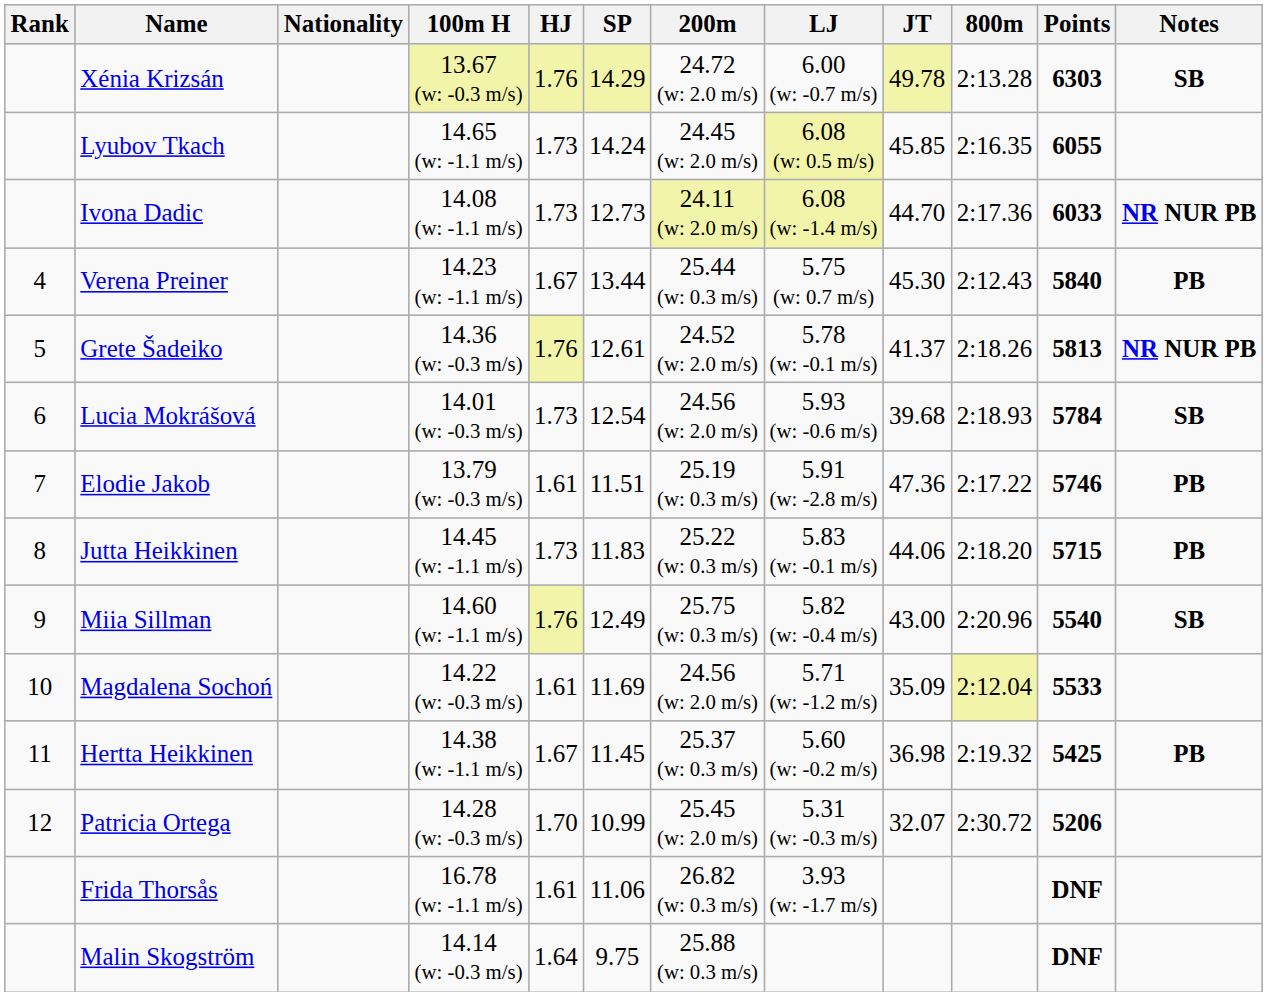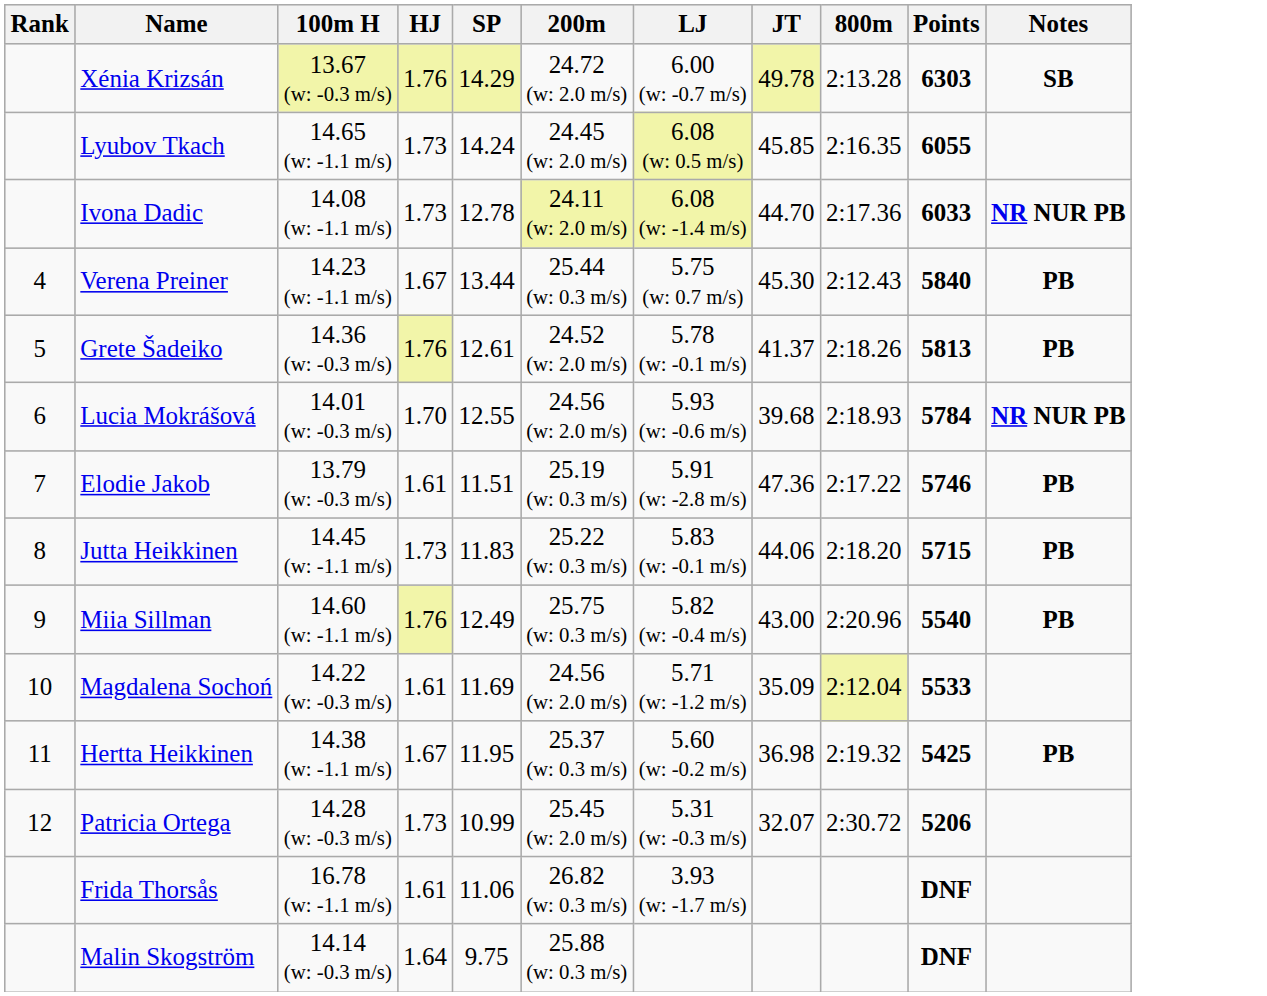- column: (343, 24)
(617, 213) 12.73 -> (487, 213) 12.78
(1189, 348) NR NUR PB -> (1058, 348) PB
(556, 416) 1.73 -> (425, 416) 1.70
(617, 416) 12.54 -> (487, 416) 12.55
(1189, 416) SB -> (1058, 416) NR NUR PB
(1189, 619) SB -> (1058, 619) PB
(617, 754) 11.45 -> (487, 754) 11.95
(556, 822) 1.70 -> (425, 822) 1.73
